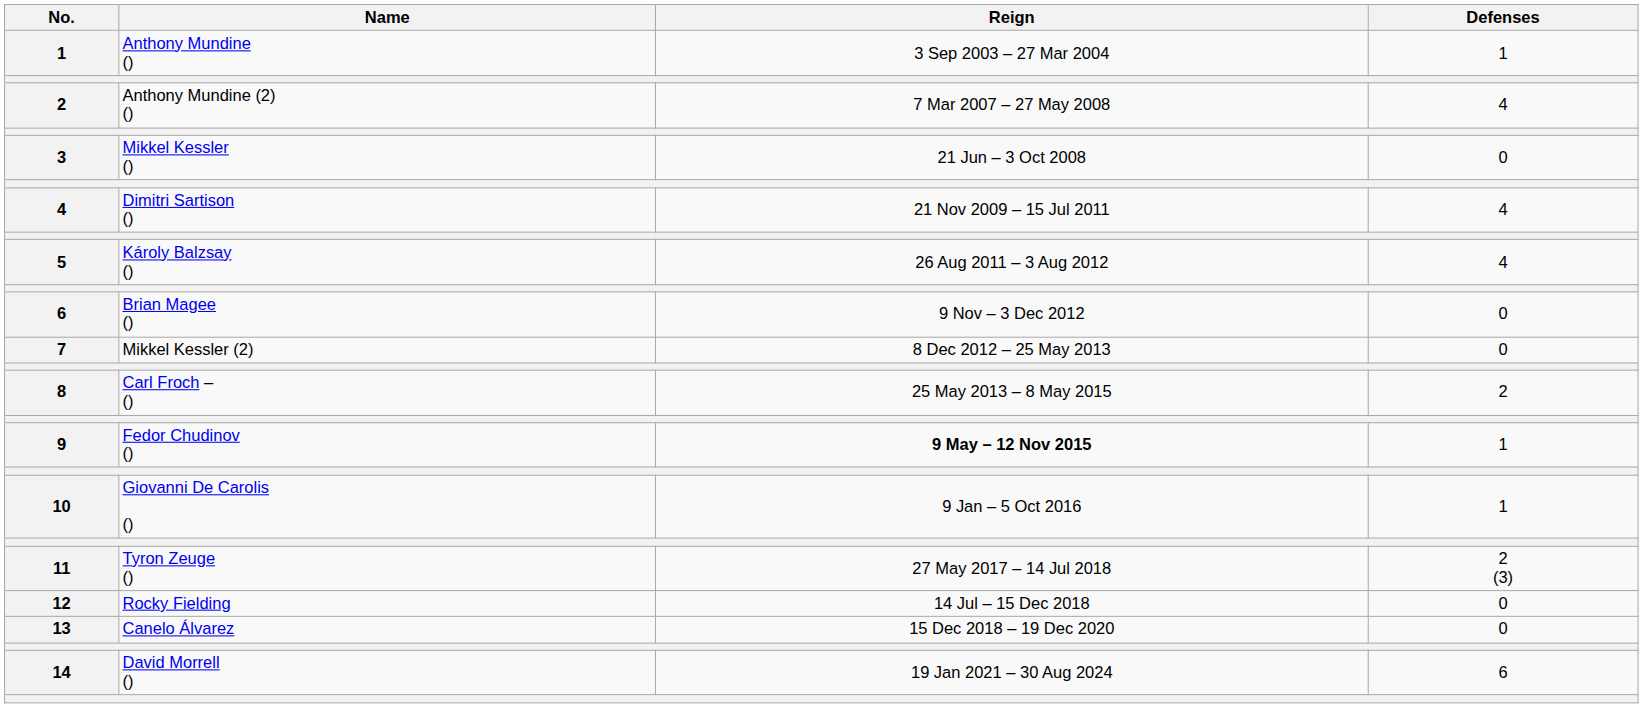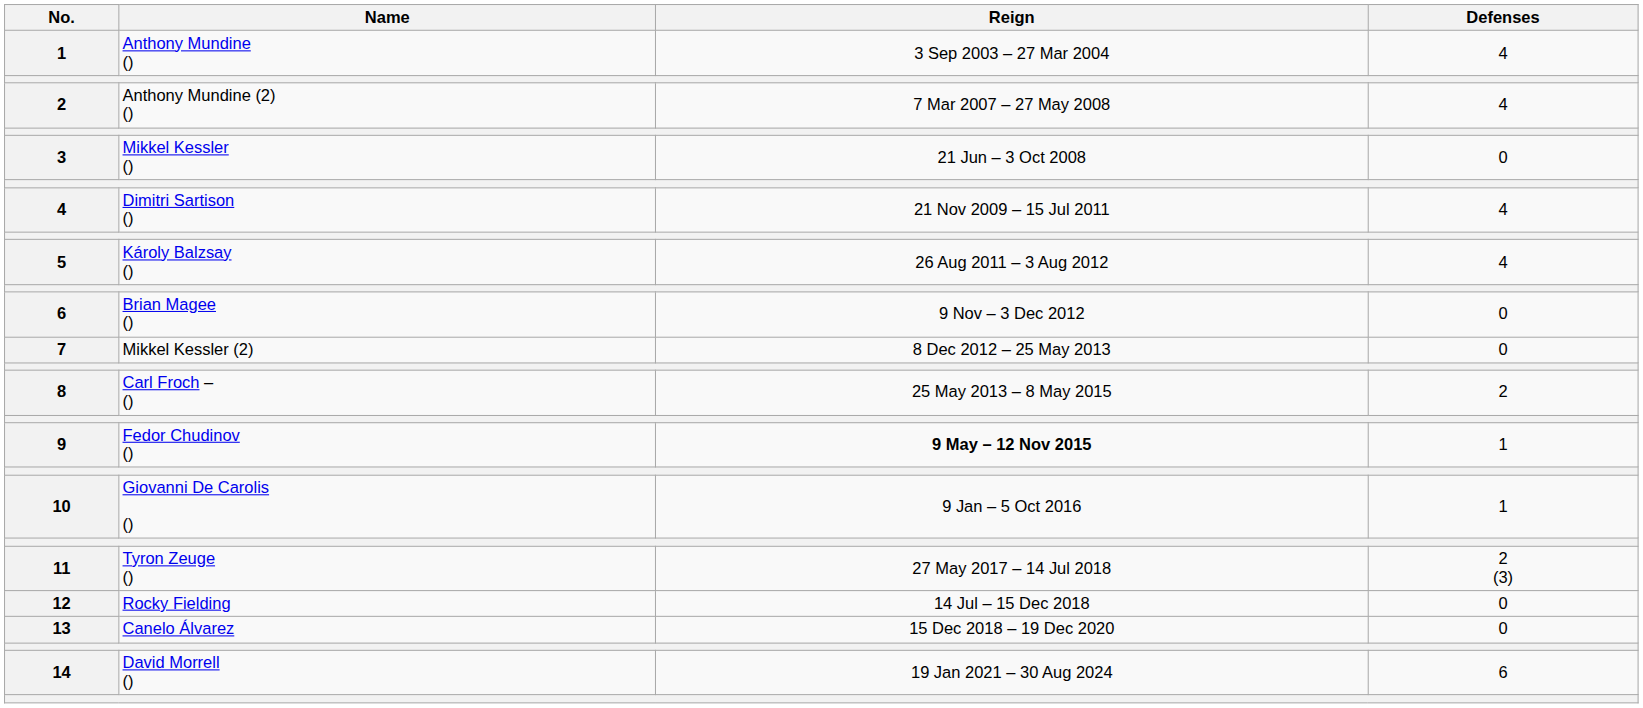(1503, 52) 1 -> (1503, 52) 4
